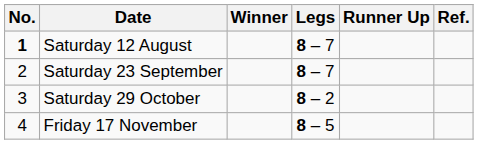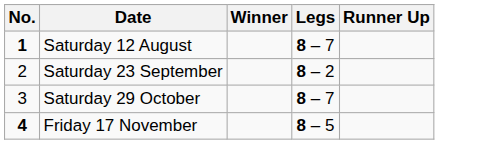- column: (454, 17)
(315, 71) 8 – 7 -> (315, 71) 8 – 2
(315, 98) 8 – 2 -> (315, 98) 8 – 7
(22, 125) normal -> (22, 125) bold
